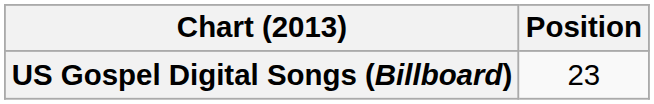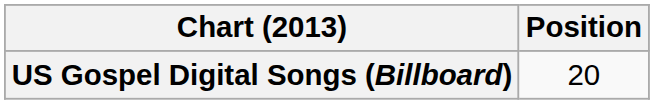(584, 74) 23 -> (584, 74) 20
